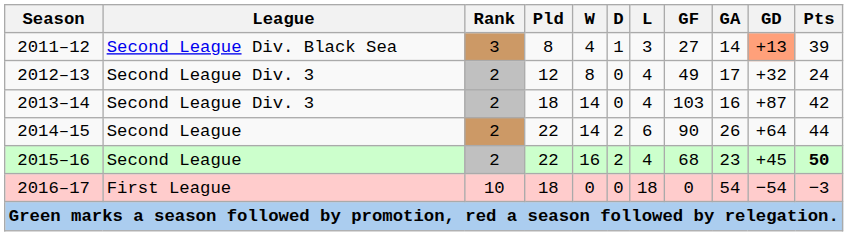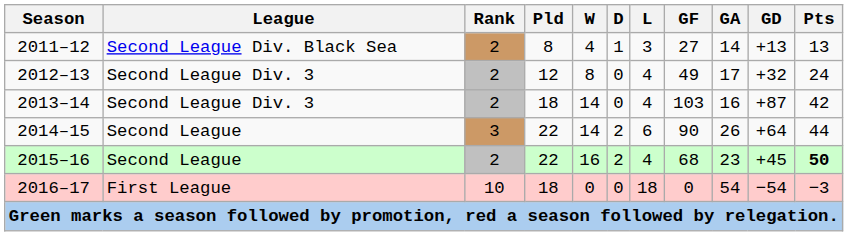(494, 47) 3 -> (494, 47) 2
(771, 47) lightsalmon background -> (771, 47) no background
(819, 47) 39 -> (819, 47) 13
(494, 131) 2 -> (494, 131) 3
